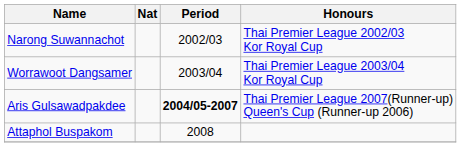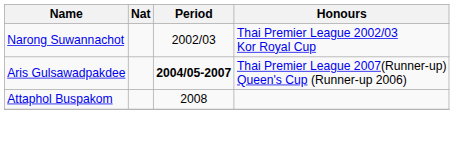- row: (70, 73)
